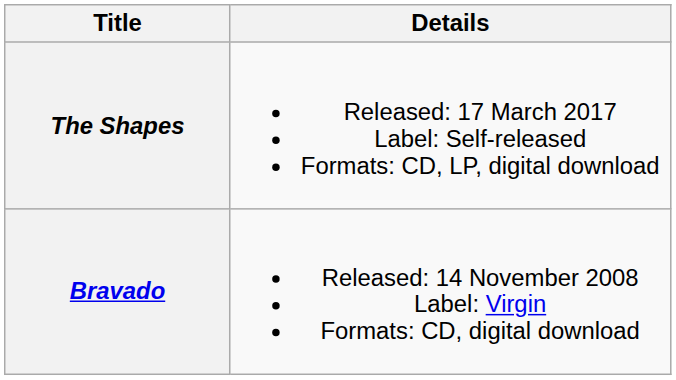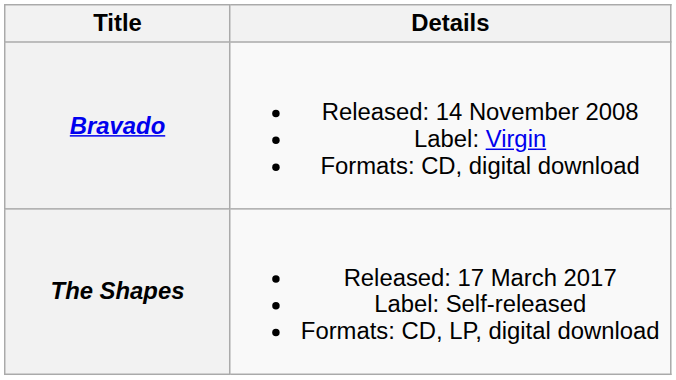rows swapped: (118, 291) <-> (118, 125)
